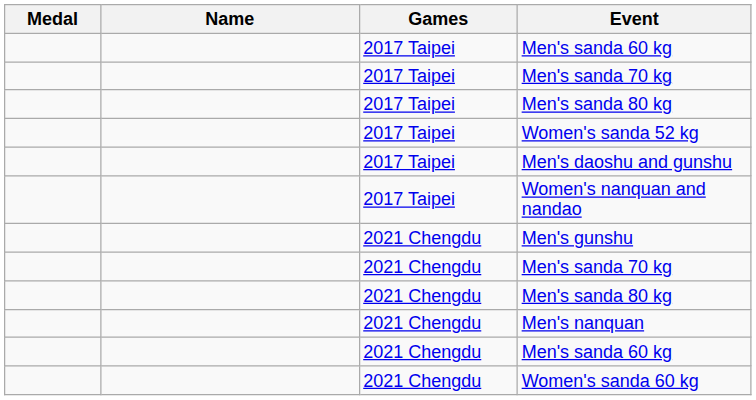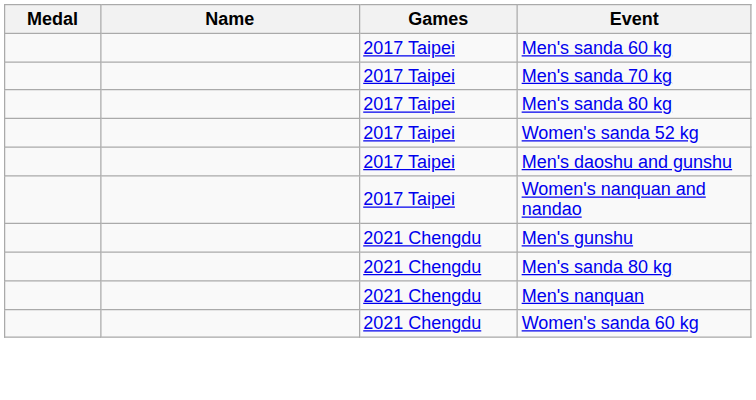- row: (422, 267)
- row: (422, 352)
